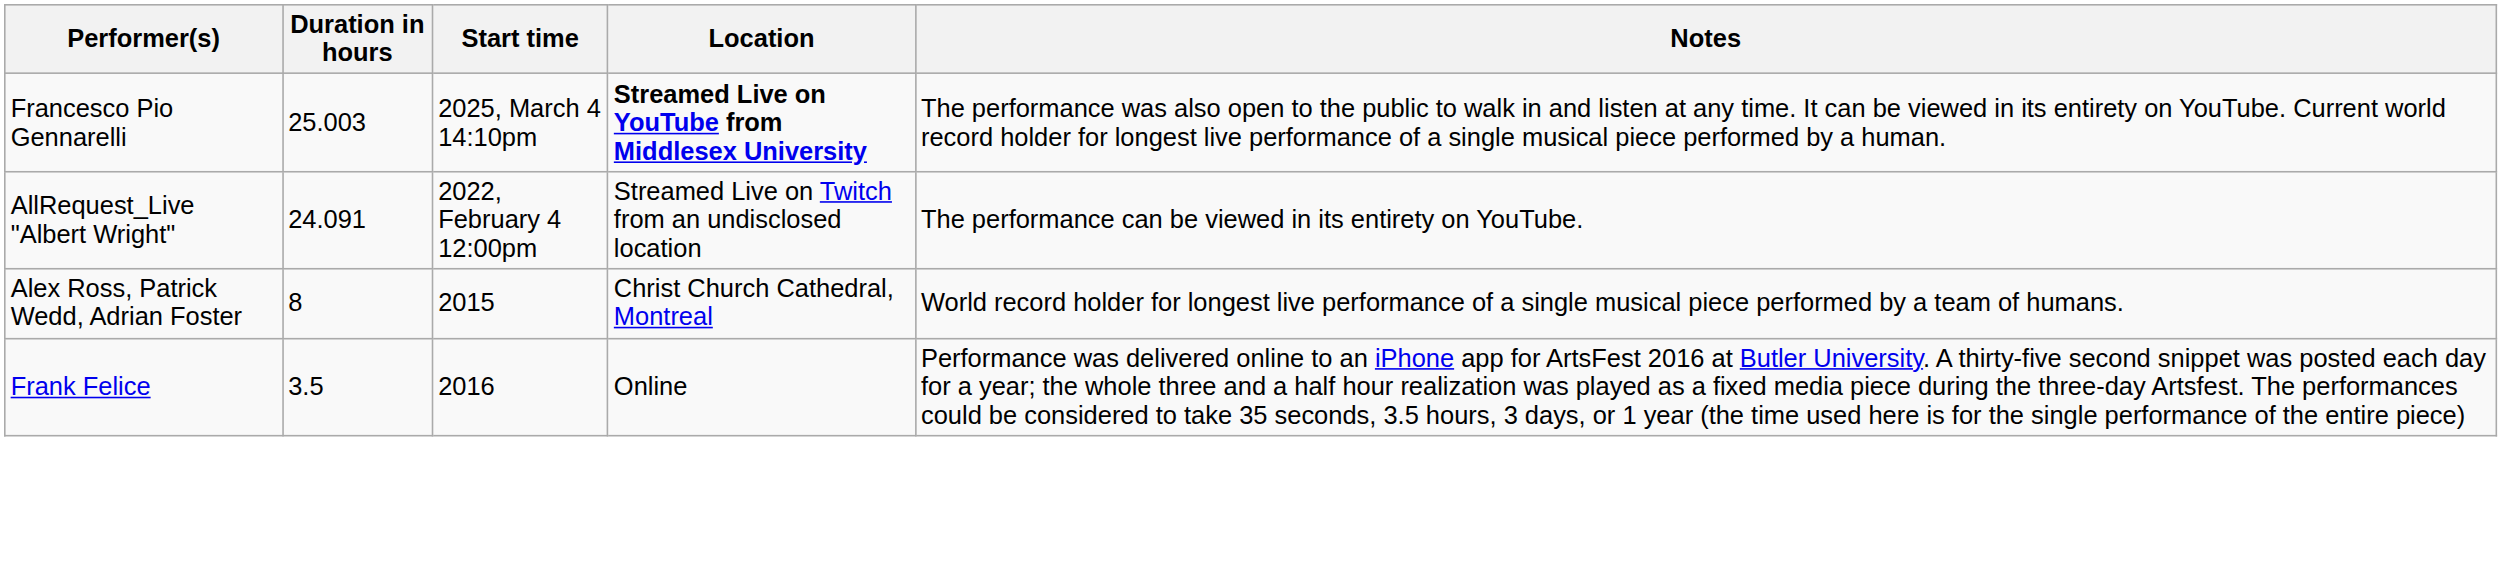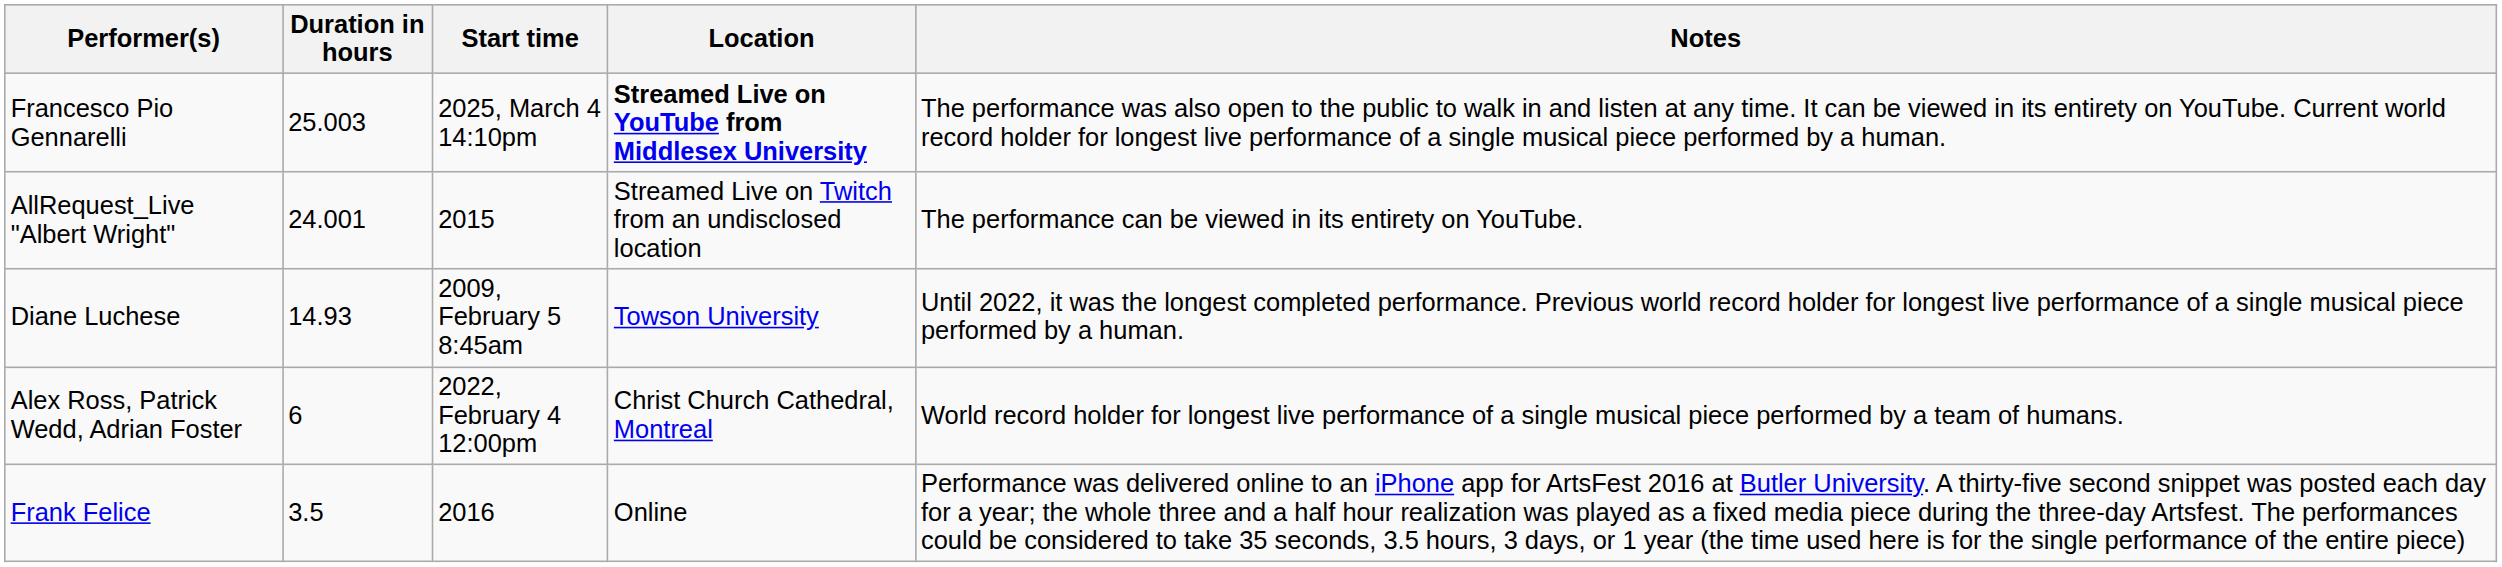(327, 219) 24.091 -> (327, 219) 24.001
(500, 219) 2022, February 4 12:00pm -> (466, 219) 2015
+ row: (96, 317)
(295, 303) 8 -> (295, 415) 6
(466, 303) 2015 -> (500, 415) 2022, February 4 12:00pm
